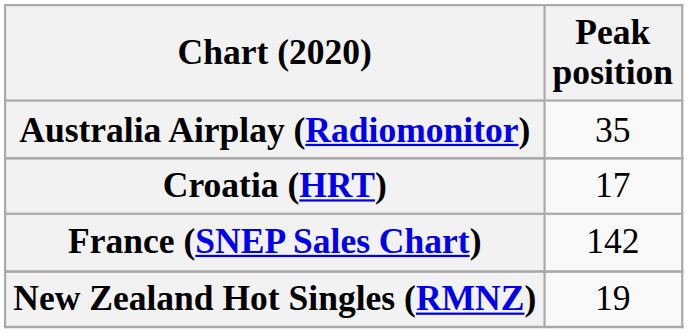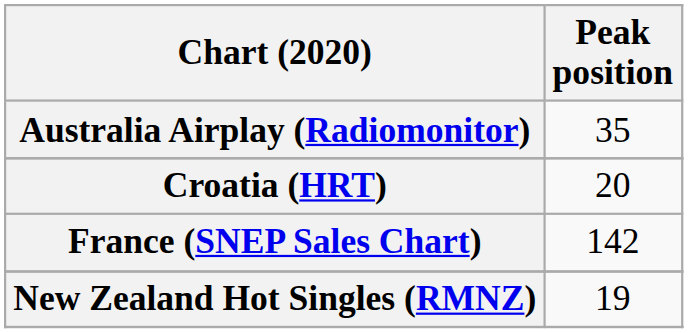(613, 185) 17 -> (613, 185) 20
